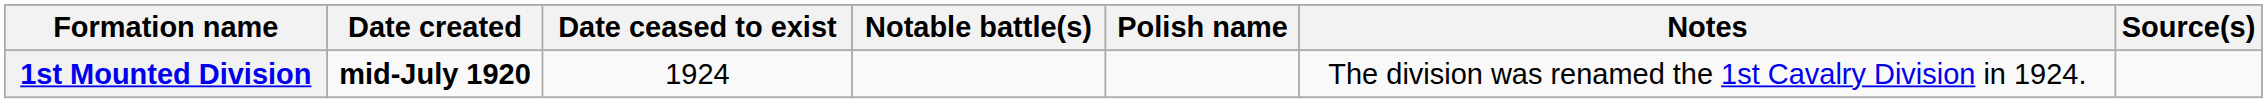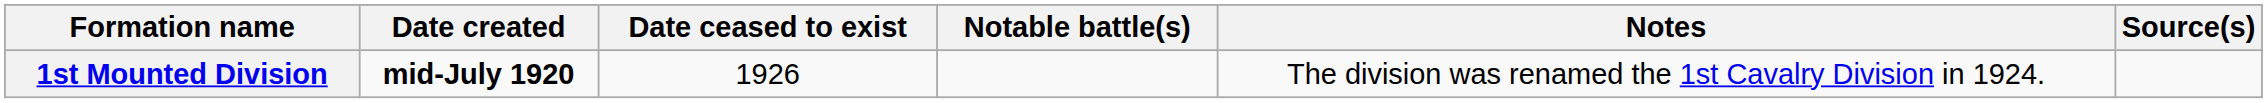- column: (1203, 27)
(697, 73) 1924 -> (768, 73) 1926
